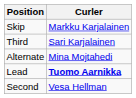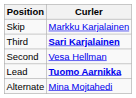(82, 42) normal -> (84, 42) bold
rows swapped: (22, 87) <-> (25, 57)
